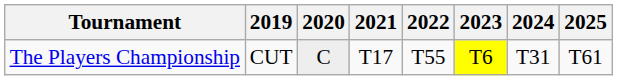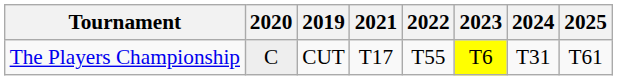columns swapped: (271, 22) <-> (324, 22)
